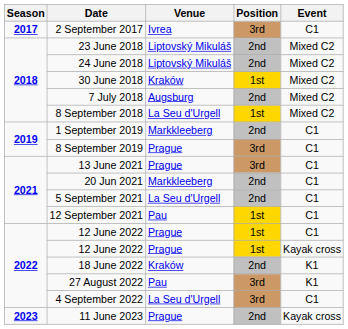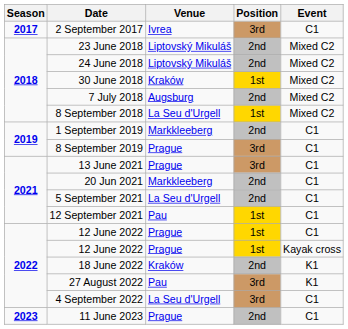(312, 316) Kayak cross -> (312, 316) C1
